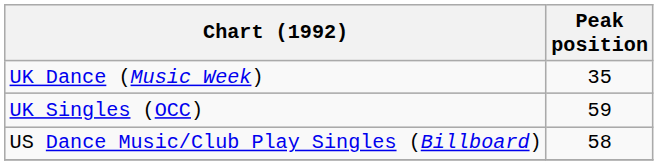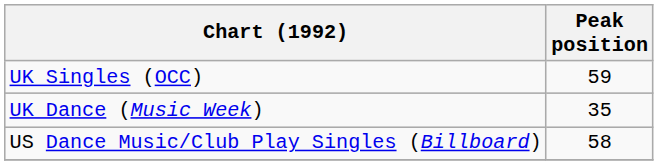rows swapped: (106, 110) <-> (137, 77)
